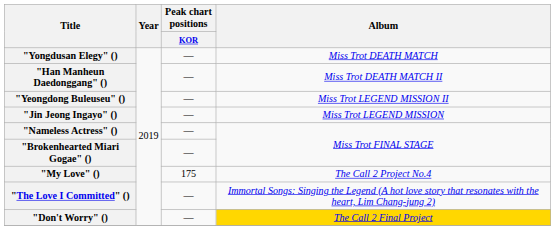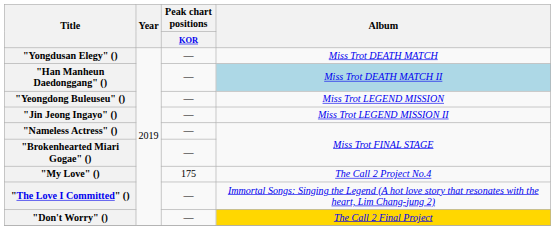(383, 77) no background -> (383, 77) lightblue background
(383, 99) Miss Trot LEGEND MISSION II -> (383, 99) Miss Trot LEGEND MISSION
(383, 115) Miss Trot LEGEND MISSION -> (383, 115) Miss Trot LEGEND MISSION II
